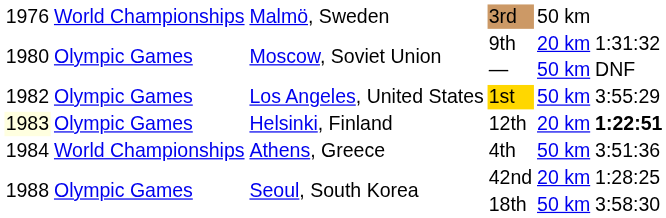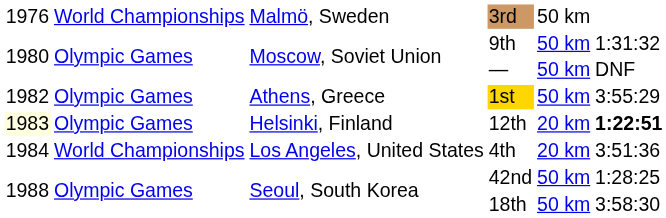(564, 43) 20 km -> (564, 43) 50 km
(367, 97) Los Angeles, United States -> (317, 97) Athens, Greece
(317, 150) Athens, Greece -> (367, 150) Los Angeles, United States
(564, 150) 50 km -> (564, 150) 20 km
(564, 177) 20 km -> (564, 177) 50 km
